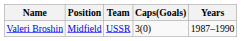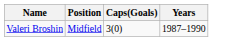- column: (118, 12)
